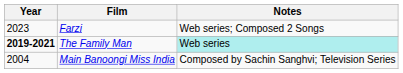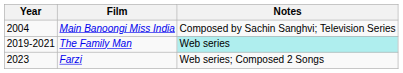rows swapped: (117, 60) <-> (71, 28)
(31, 44) bold -> (31, 44) normal
